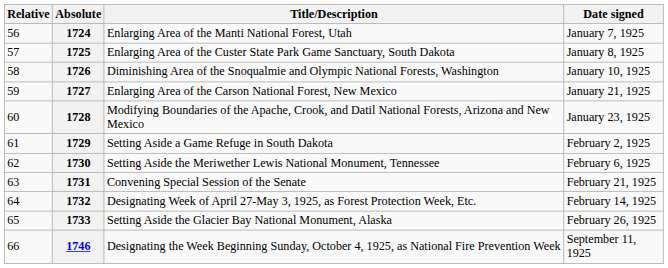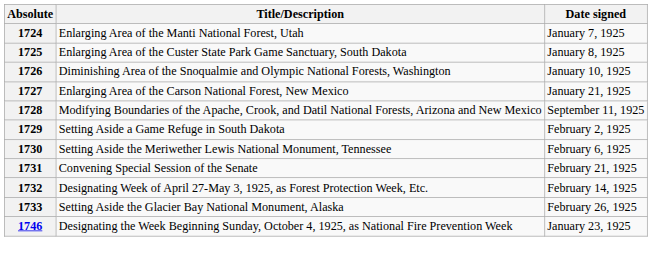- column: (28, 14)
(608, 117) January 23, 1925 -> (596, 110) September 11, 1925
(602, 246) September 11, 1925 -> (589, 226) January 23, 1925
